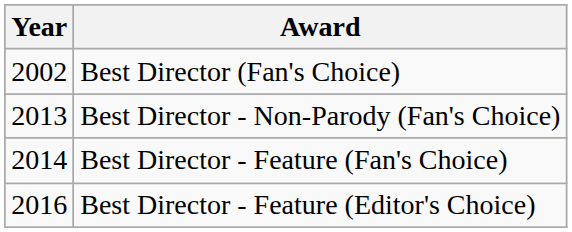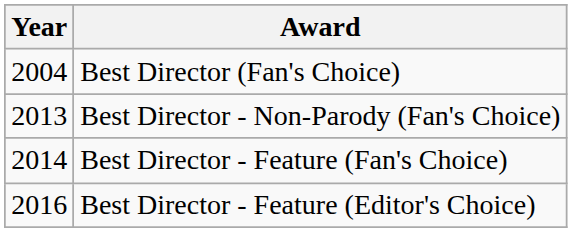(39, 71) 2002 -> (39, 71) 2004
